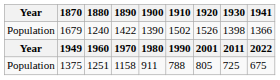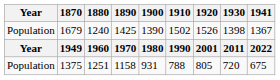(125, 30) 1422 -> (125, 30) 1425
(261, 30) 1366 -> (261, 30) 1367
(149, 65) 911 -> (150, 65) 931
(231, 65) 725 -> (231, 65) 720
